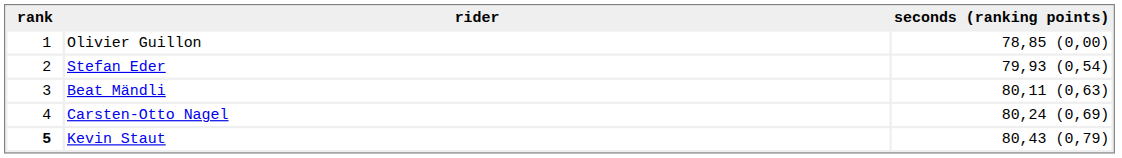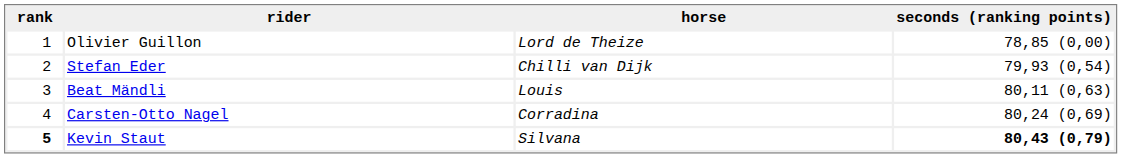+ column: (704, 18)
(1056, 139) normal -> (1058, 139) bold
